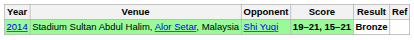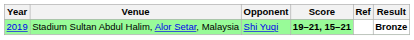columns swapped: (372, 12) <-> (400, 12)
(17, 27) 2014 -> (17, 27) 2019
